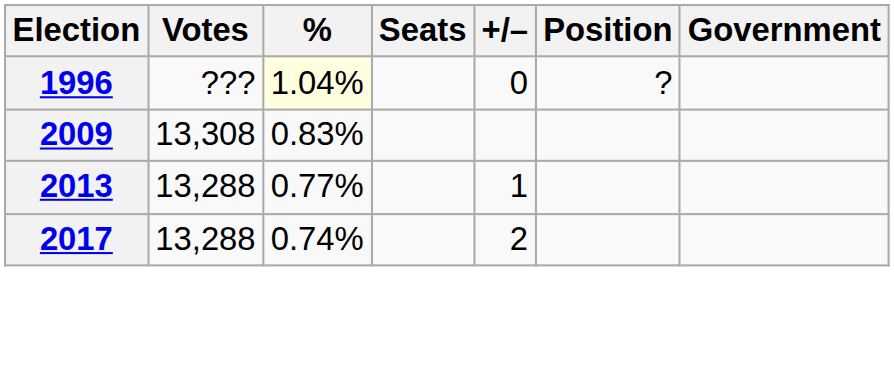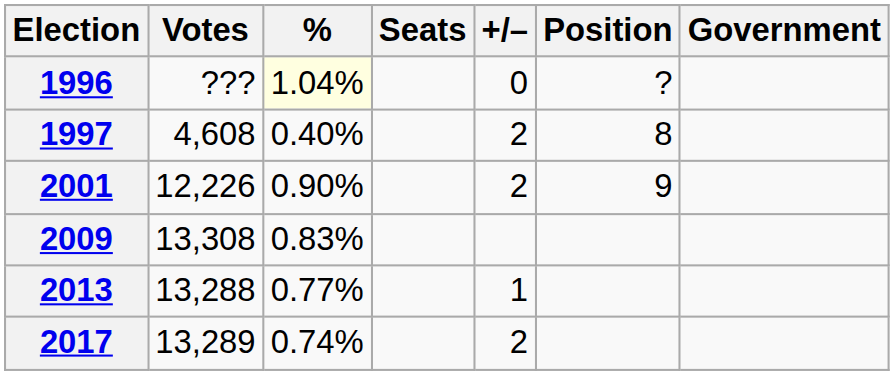+ row: (76, 134)
+ row: (76, 186)
(205, 238) 13,288 -> (205, 342) 13,289
